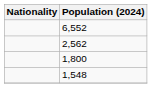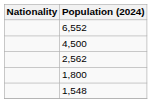+ row: (74, 43)
